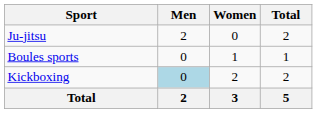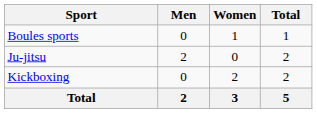rows swapped: (43, 56) <-> (27, 35)
(184, 77) lightblue background -> (184, 77) no background
